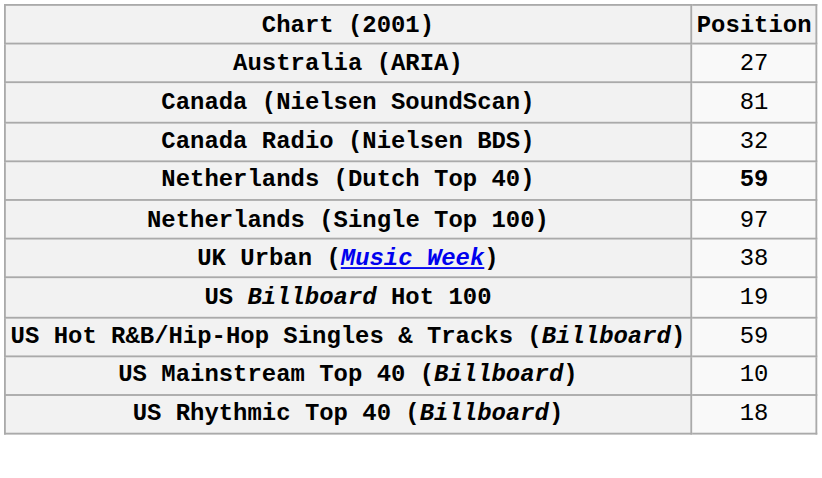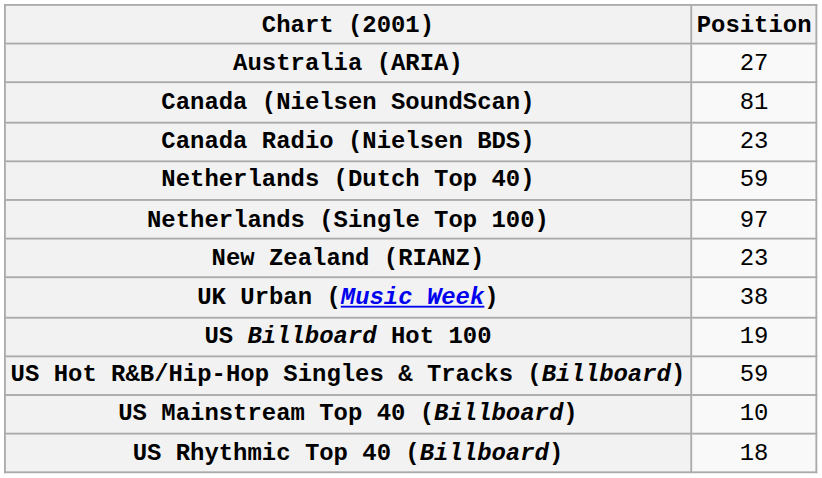(754, 141) 32 -> (754, 141) 23
(754, 180) bold -> (754, 180) normal
+ row: (348, 258)
